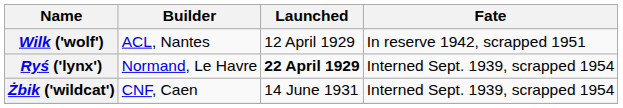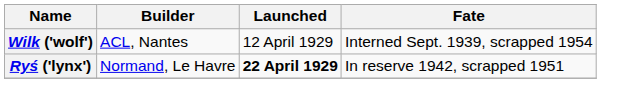(476, 41) In reserve 1942, scrapped 1951 -> (469, 41) Interned Sept. 1939, scrapped 1954
(491, 66) Interned Sept. 1939, scrapped 1954 -> (455, 66) In reserve 1942, scrapped 1951
- row: (61, 90)
